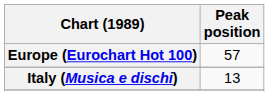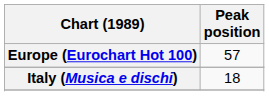(232, 78) 13 -> (232, 78) 18
